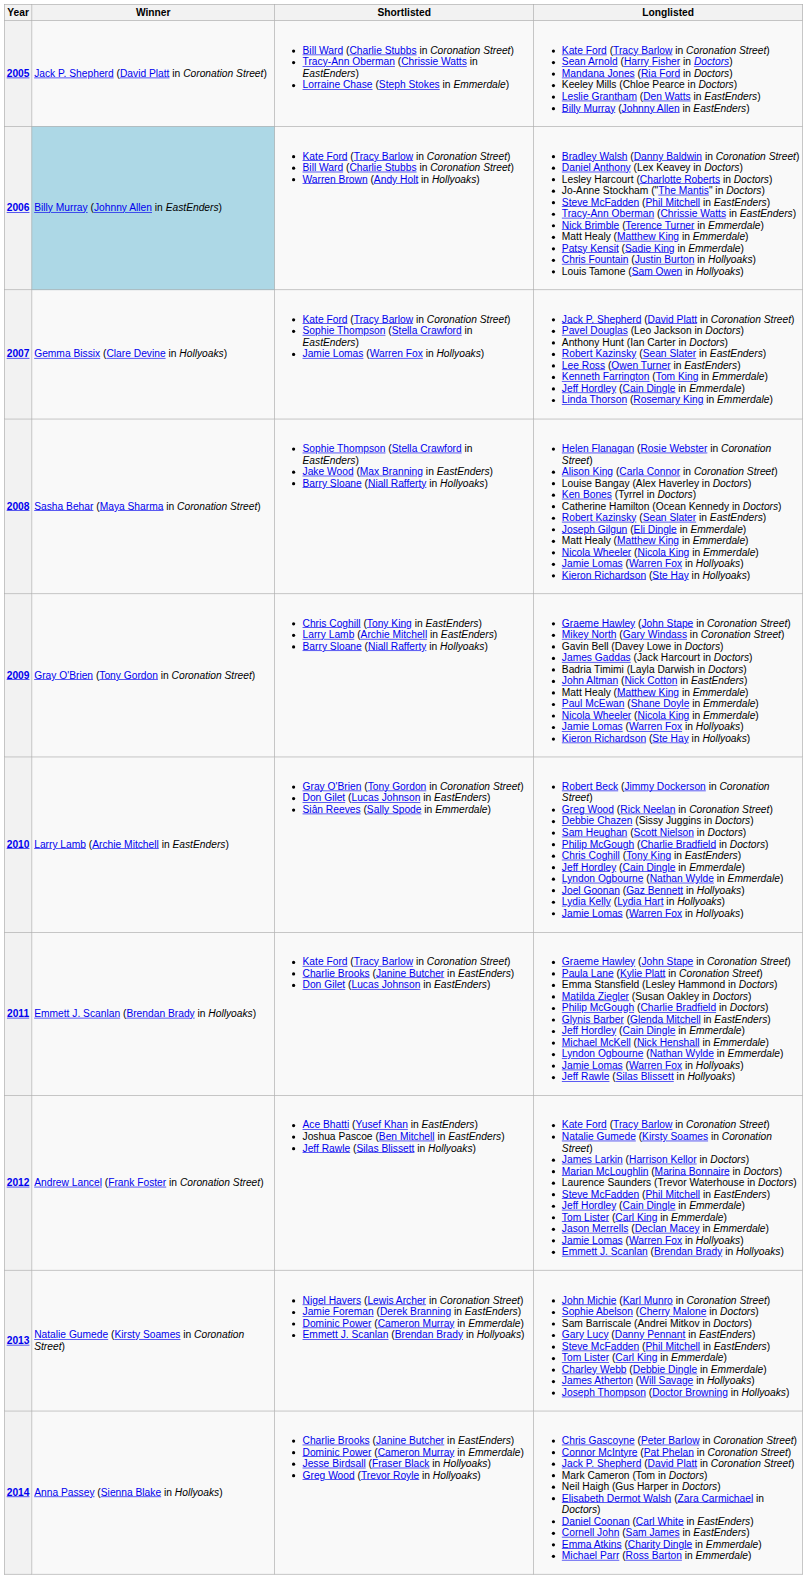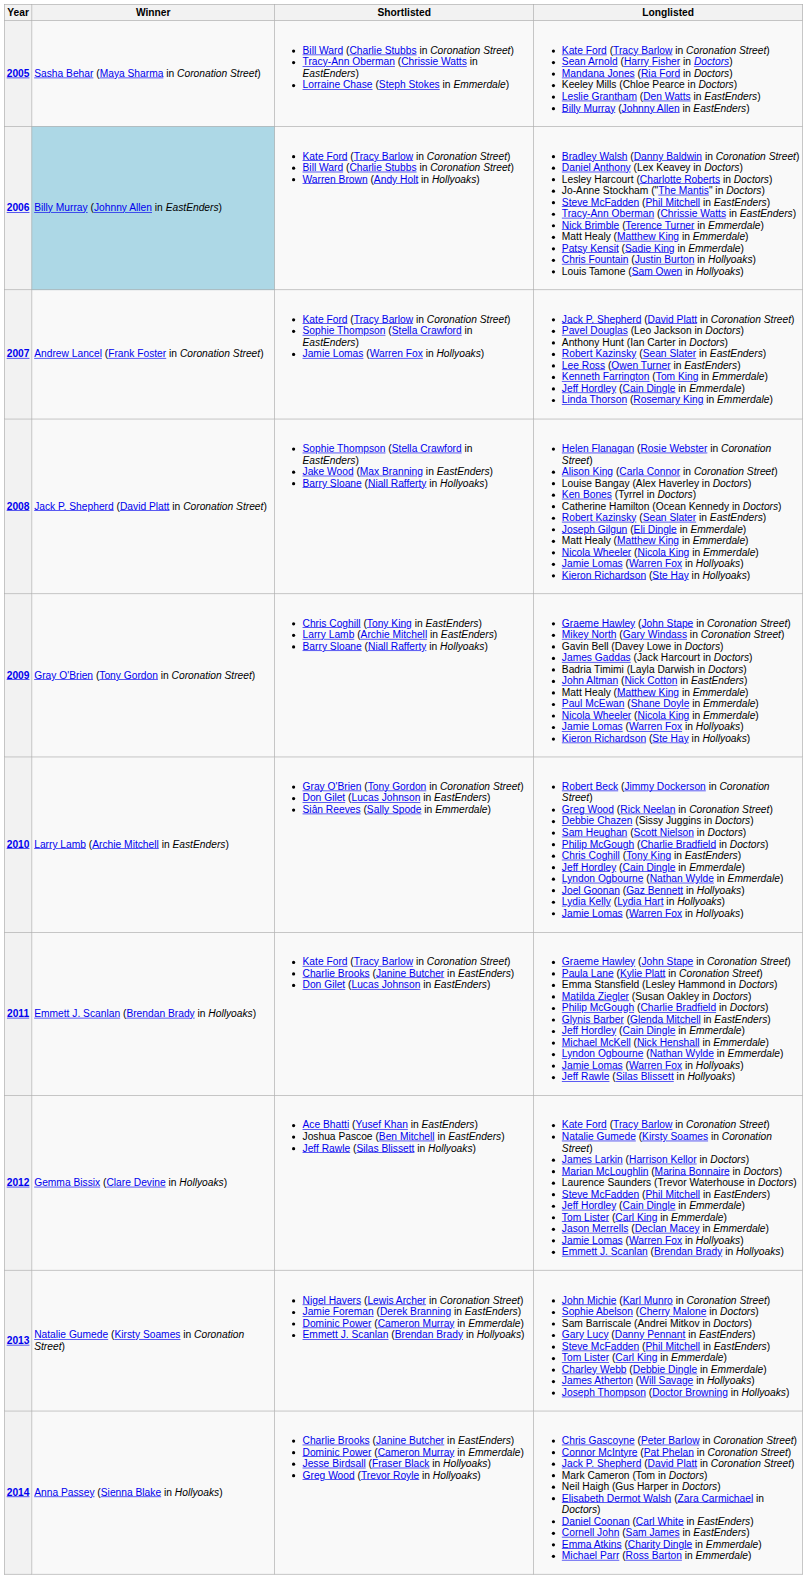(150, 73) Jack P. Shepherd (David Platt in Coronation Street) -> (147, 73) Sasha Behar (Maya Sharma in Coronation Street)
(131, 354) Gemma Bissix (Clare Devine in Hollyoaks) -> (149, 354) Andrew Lancel (Frank Foster in Coronation Street)
(147, 506) Sasha Behar (Maya Sharma in Coronation Street) -> (150, 506) Jack P. Shepherd (David Platt in Coronation Street)
(149, 1183) Andrew Lancel (Frank Foster in Coronation Street) -> (131, 1183) Gemma Bissix (Clare Devine in Hollyoaks)
